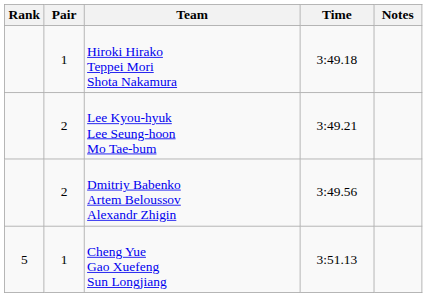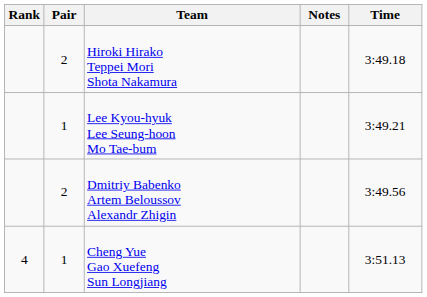columns swapped: (337, 15) <-> (398, 15)
(64, 59) 1 -> (64, 59) 2
(64, 125) 2 -> (64, 125) 1
(24, 259) 5 -> (24, 259) 4
